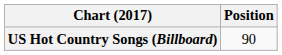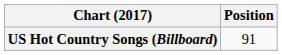(249, 38) 90 -> (249, 38) 91
